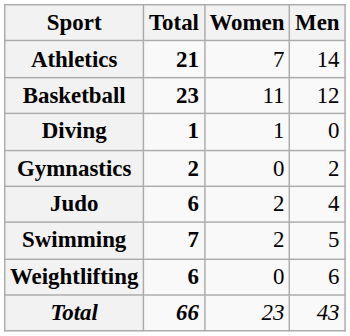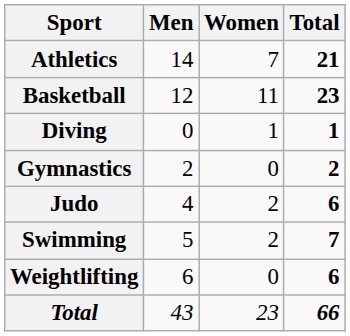columns swapped: (317, 22) <-> (174, 22)
